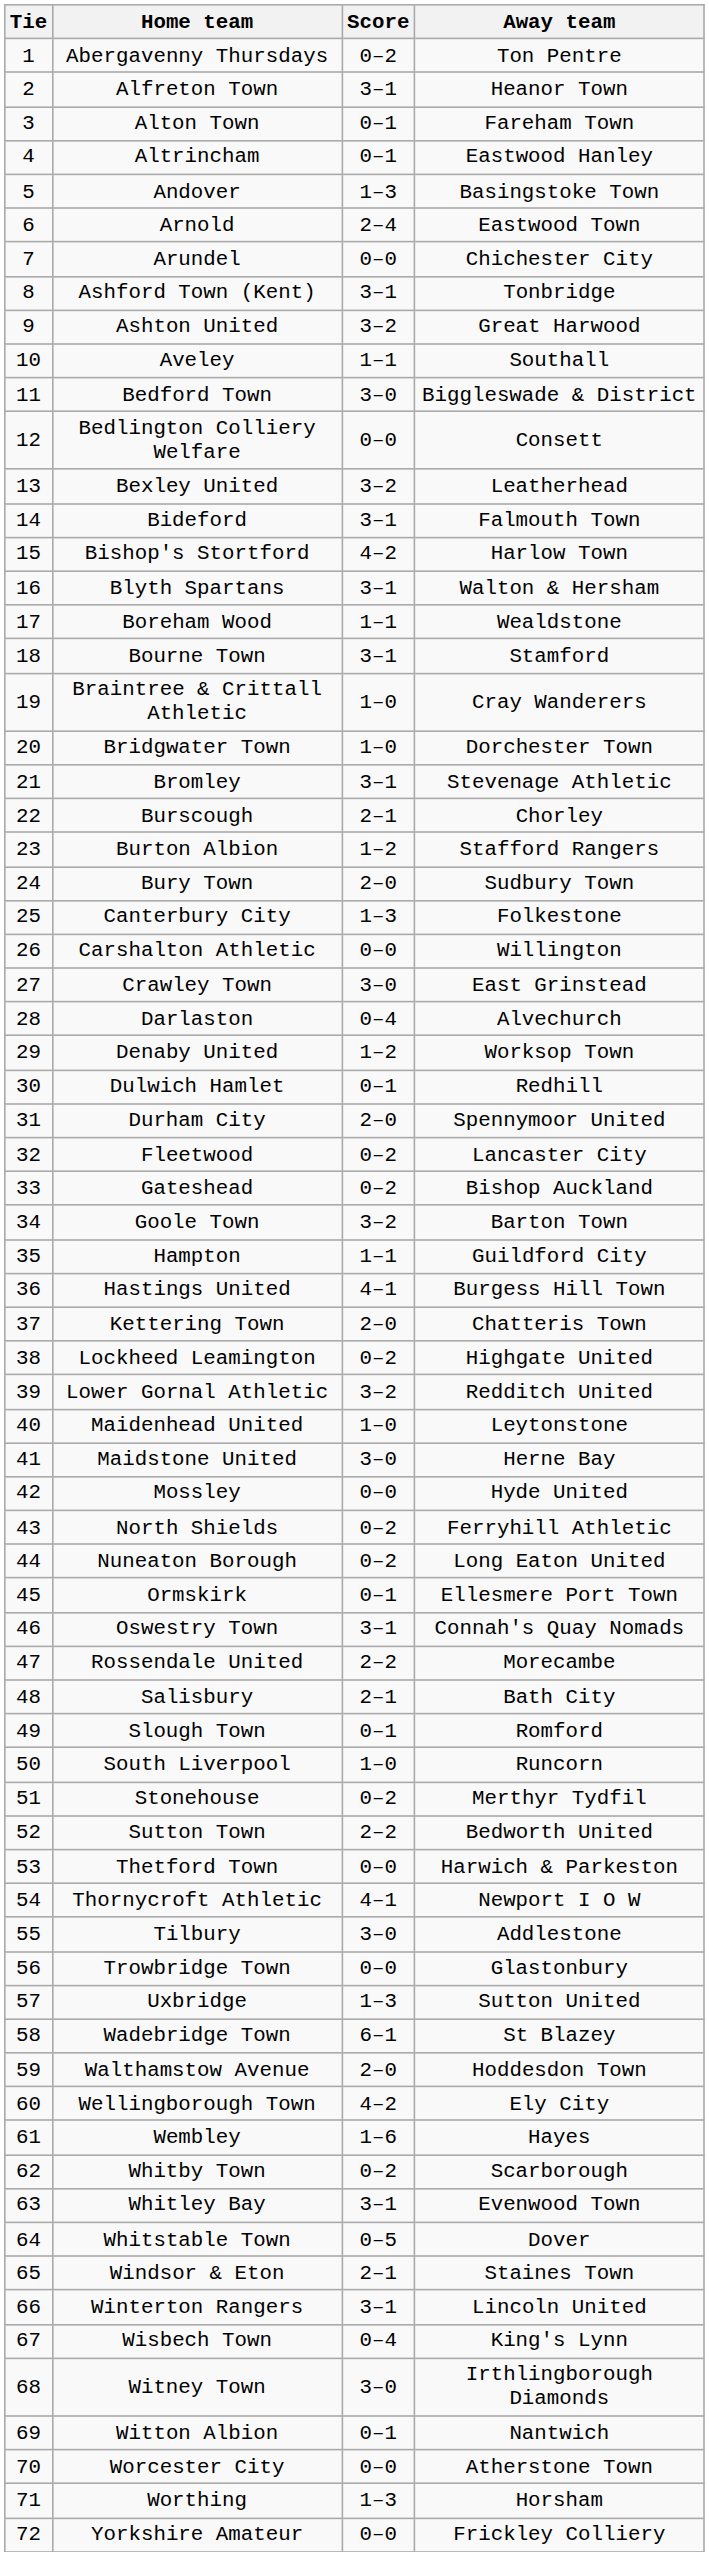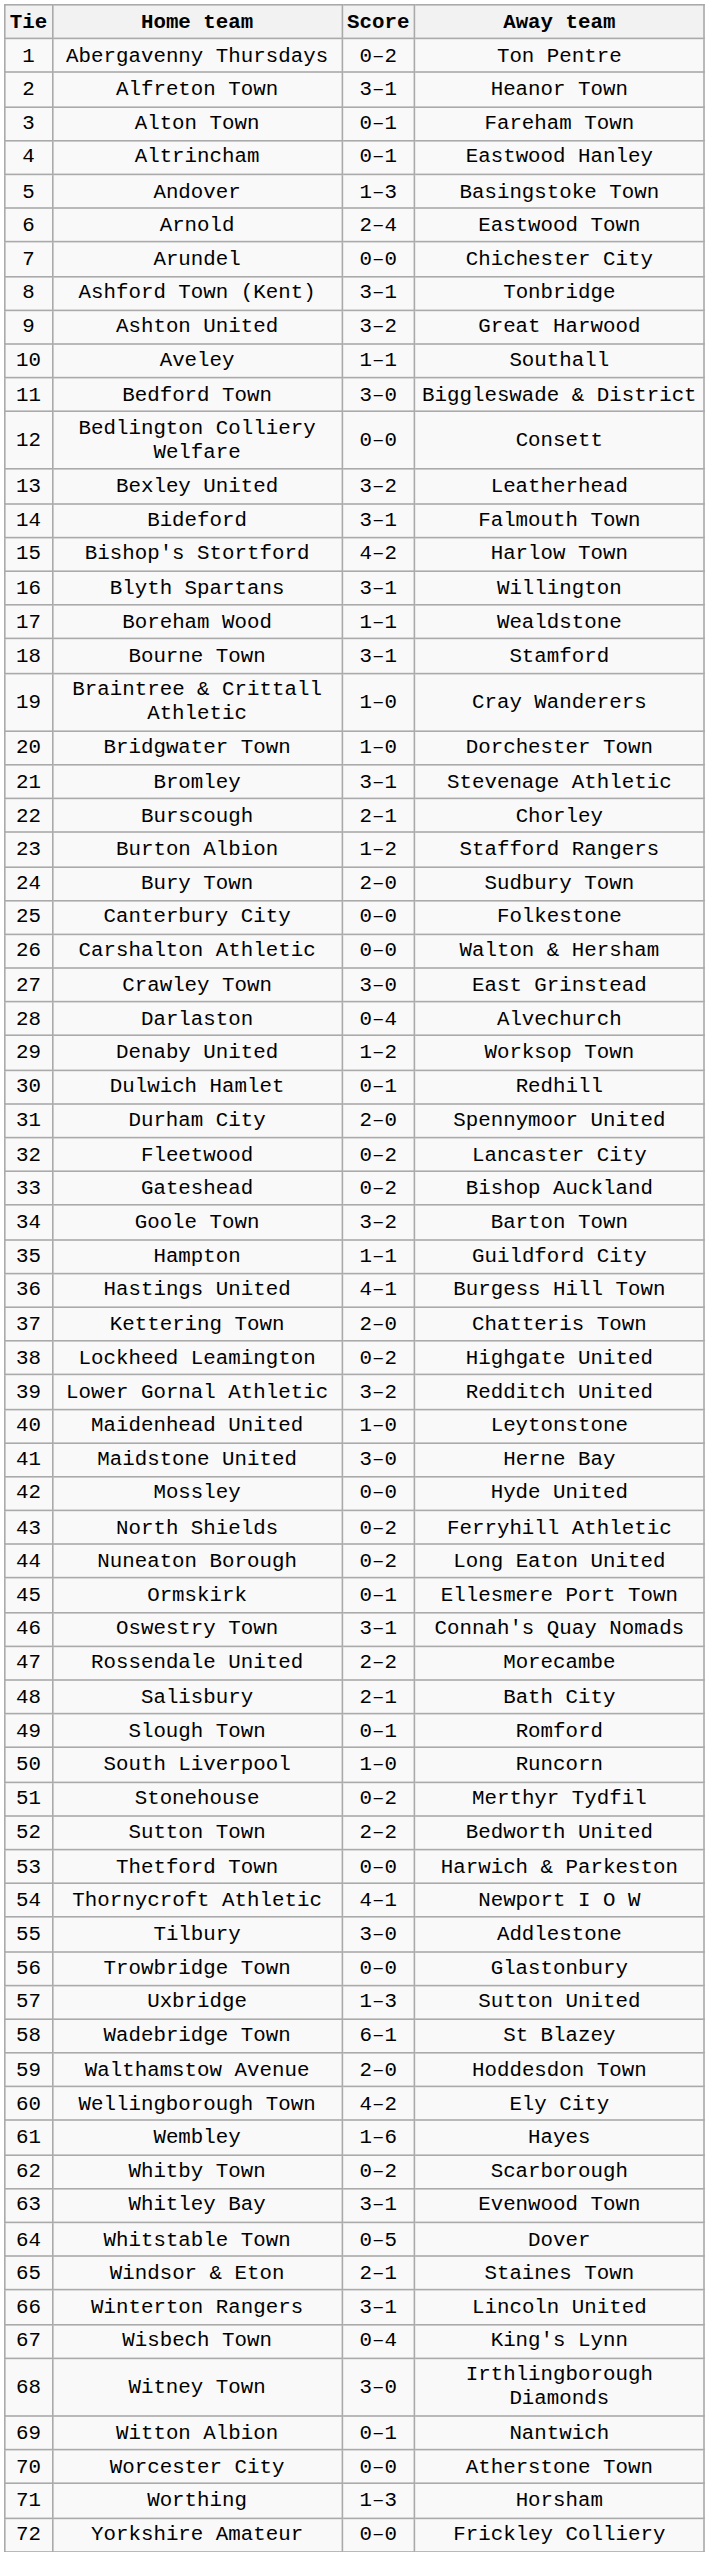(559, 588) Walton & Hersham -> (559, 588) Willington
(378, 917) 1–3 -> (378, 917) 0–0
(559, 951) Willington -> (559, 951) Walton & Hersham
